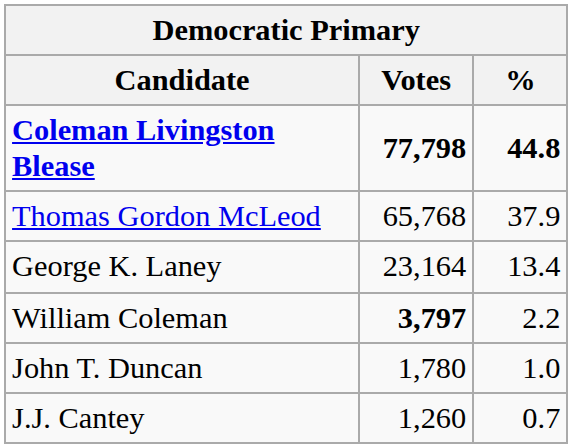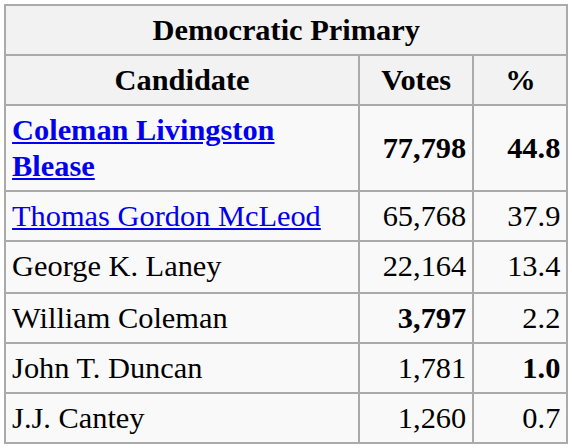(424, 266) 23,164 -> (424, 266) 22,164
(432, 366) 1,780 -> (432, 366) 1,781
(541, 366) normal -> (541, 366) bold
